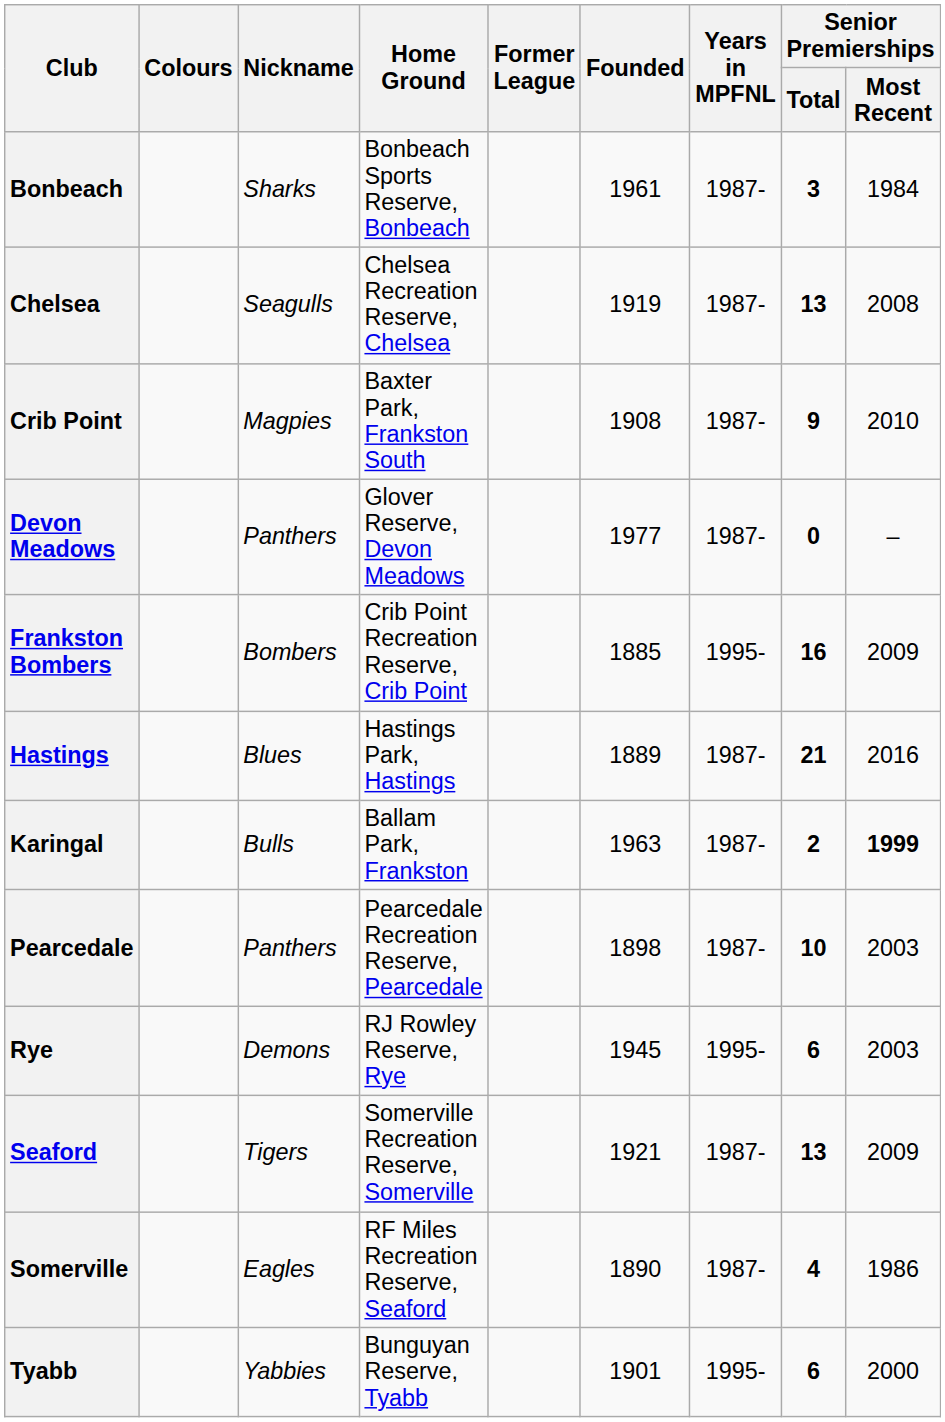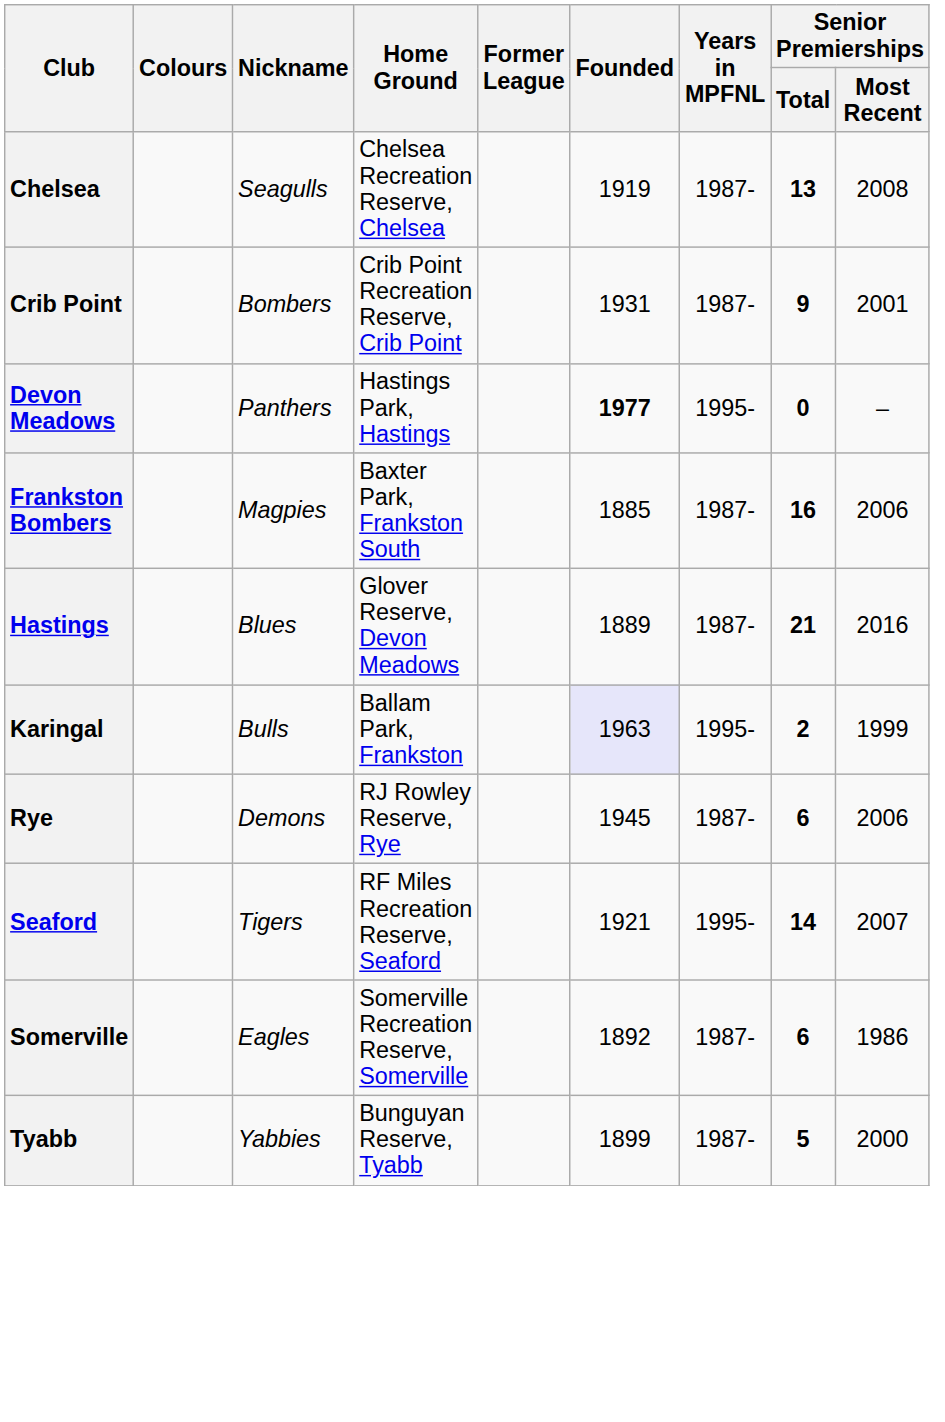- row: (67, 189)
(287, 420) Magpies -> (285, 304) Bombers
(416, 420) Baxter Park, Frankston South -> (416, 304) Crib Point Recreation Reserve, Crib Point
(635, 420) 1908 -> (625, 304) 1931
(893, 420) 2010 -> (883, 304) 2001
(414, 536) Glover Reserve, Devon Meadows -> (405, 407) Hastings Park, Hastings
(635, 536) normal -> (625, 407) bold
(736, 536) 1987- -> (725, 407) 1995-
(290, 652) Bombers -> (282, 510) Magpies
(421, 652) Crib Point Recreation Reserve, Crib Point -> (411, 510) Baxter Park, Frankston South
(736, 652) 1995- -> (725, 510) 1987-
(893, 652) 2009 -> (883, 510) 2006
(410, 755) Hastings Park, Hastings -> (409, 626) Glover Reserve, Devon Meadows
(635, 845) no background -> (625, 729) lavender background
(736, 845) 1987- -> (725, 729) 1995-
(893, 845) bold -> (883, 729) normal
- row: (72, 947)
(736, 1050) 1995- -> (725, 818) 1987-
(893, 1050) 2003 -> (883, 818) 2006
(421, 1153) Somerville Recreation Reserve, Somerville -> (416, 921) RF Miles Recreation Reserve, Seaford
(736, 1153) 1987- -> (725, 921) 1995-
(814, 1153) 13 -> (803, 921) 14
(893, 1153) 2009 -> (883, 921) 2007
(421, 1269) RF Miles Recreation Reserve, Seaford -> (416, 1037) Somerville Recreation Reserve, Somerville
(635, 1269) 1890 -> (625, 1037) 1892
(814, 1269) 4 -> (803, 1037) 6
(635, 1371) 1901 -> (625, 1140) 1899
(736, 1371) 1995- -> (725, 1140) 1987-
(814, 1371) 6 -> (803, 1140) 5
